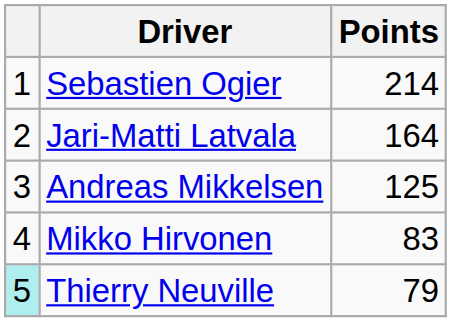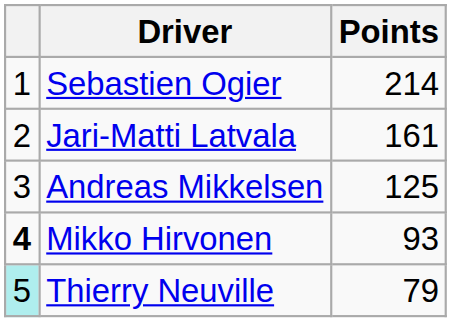(412, 135) 164 -> (412, 135) 161
(22, 239) normal -> (22, 239) bold
(421, 239) 83 -> (421, 239) 93
